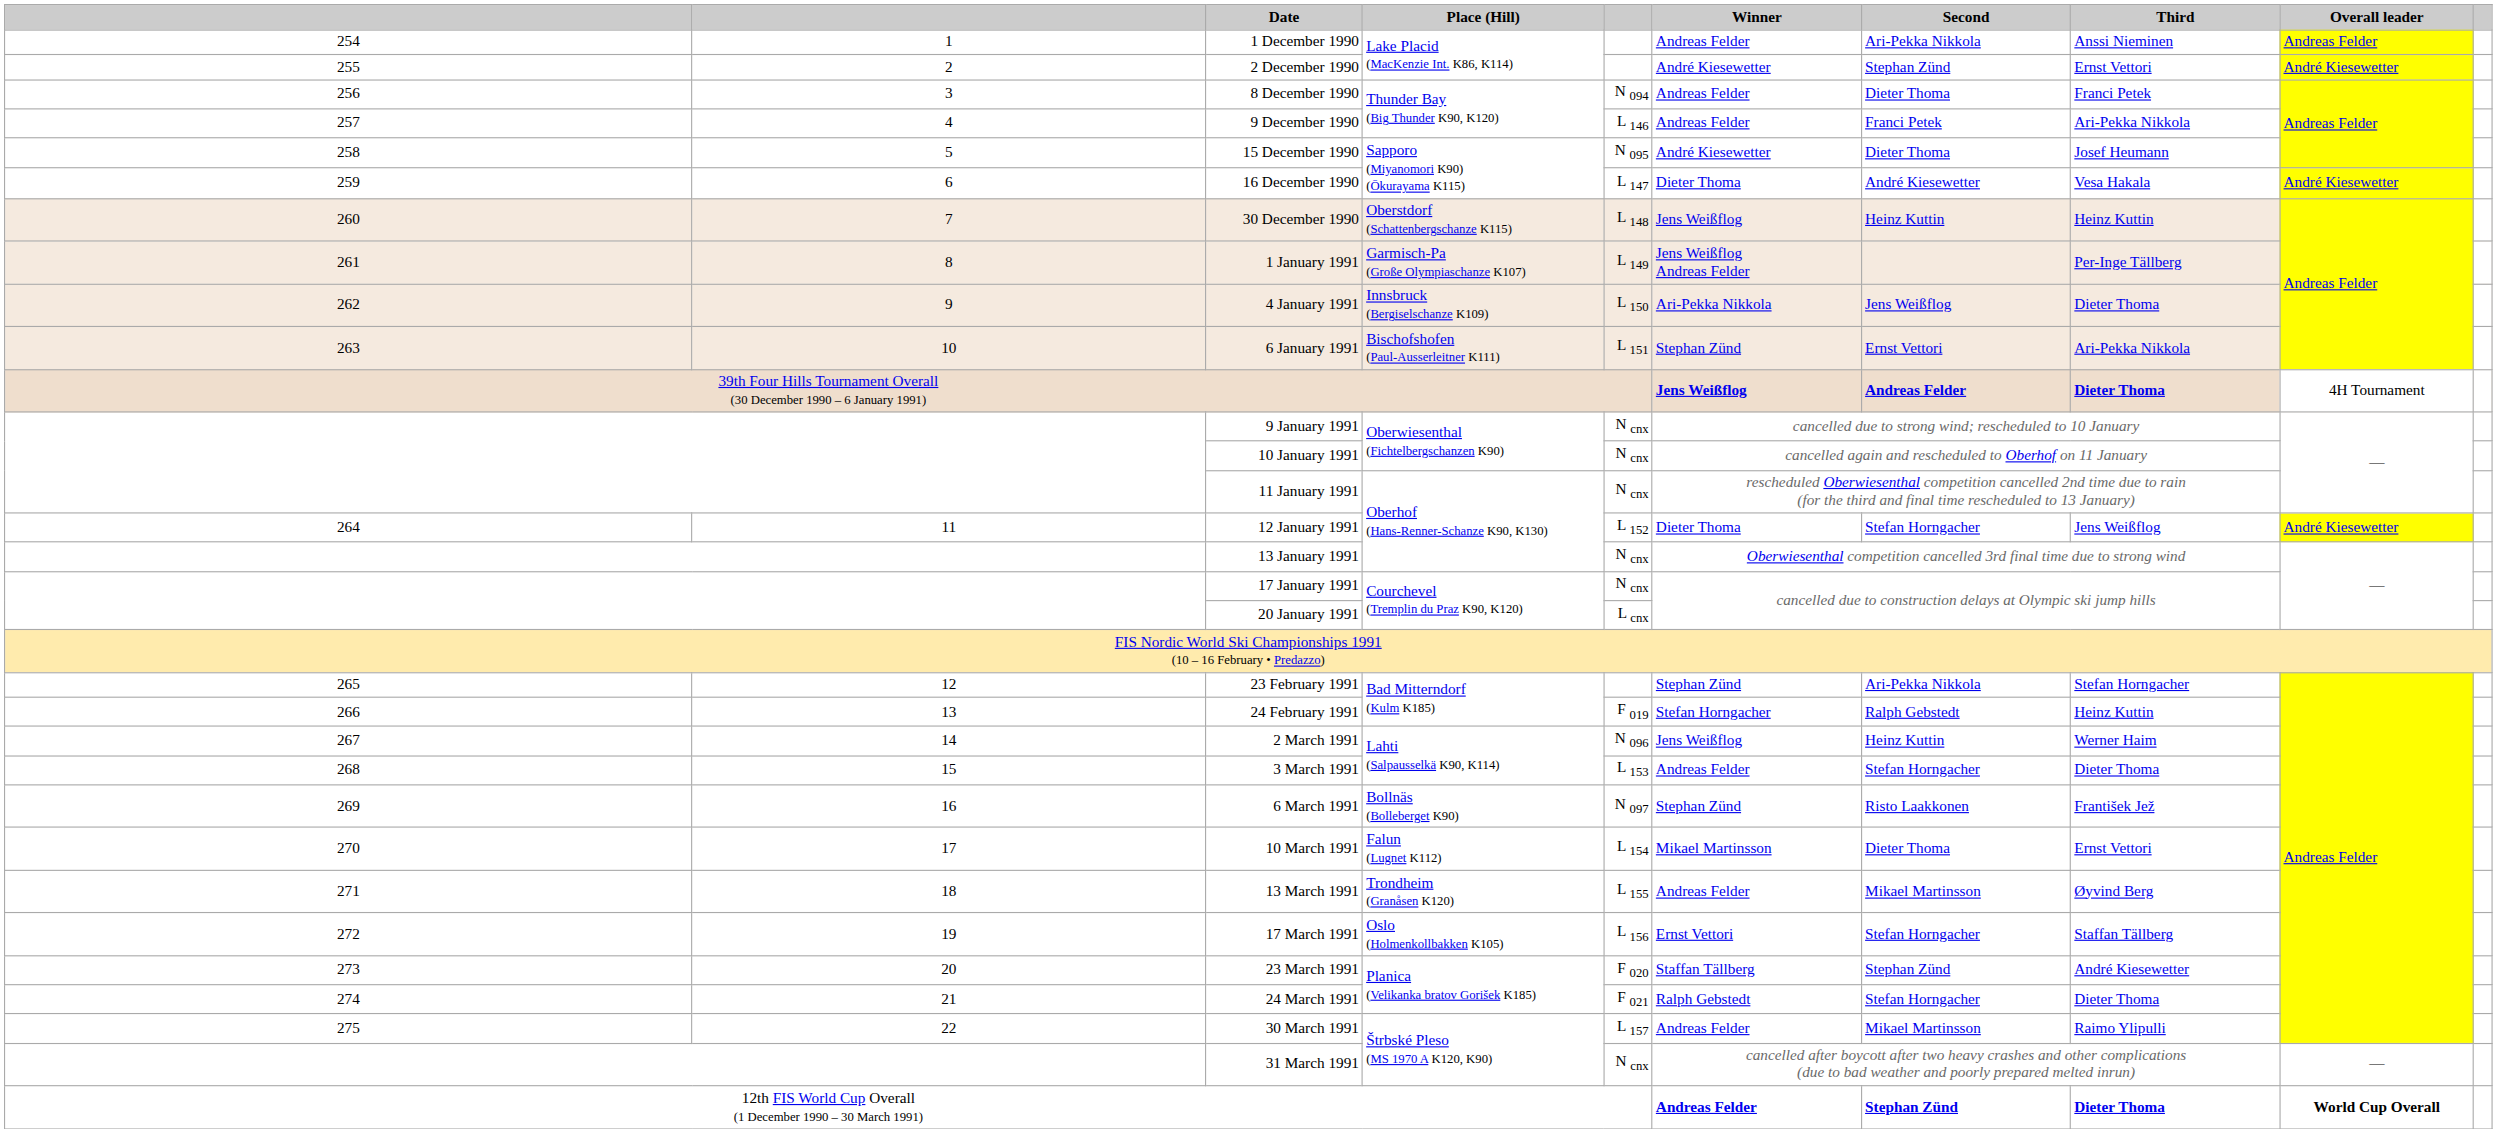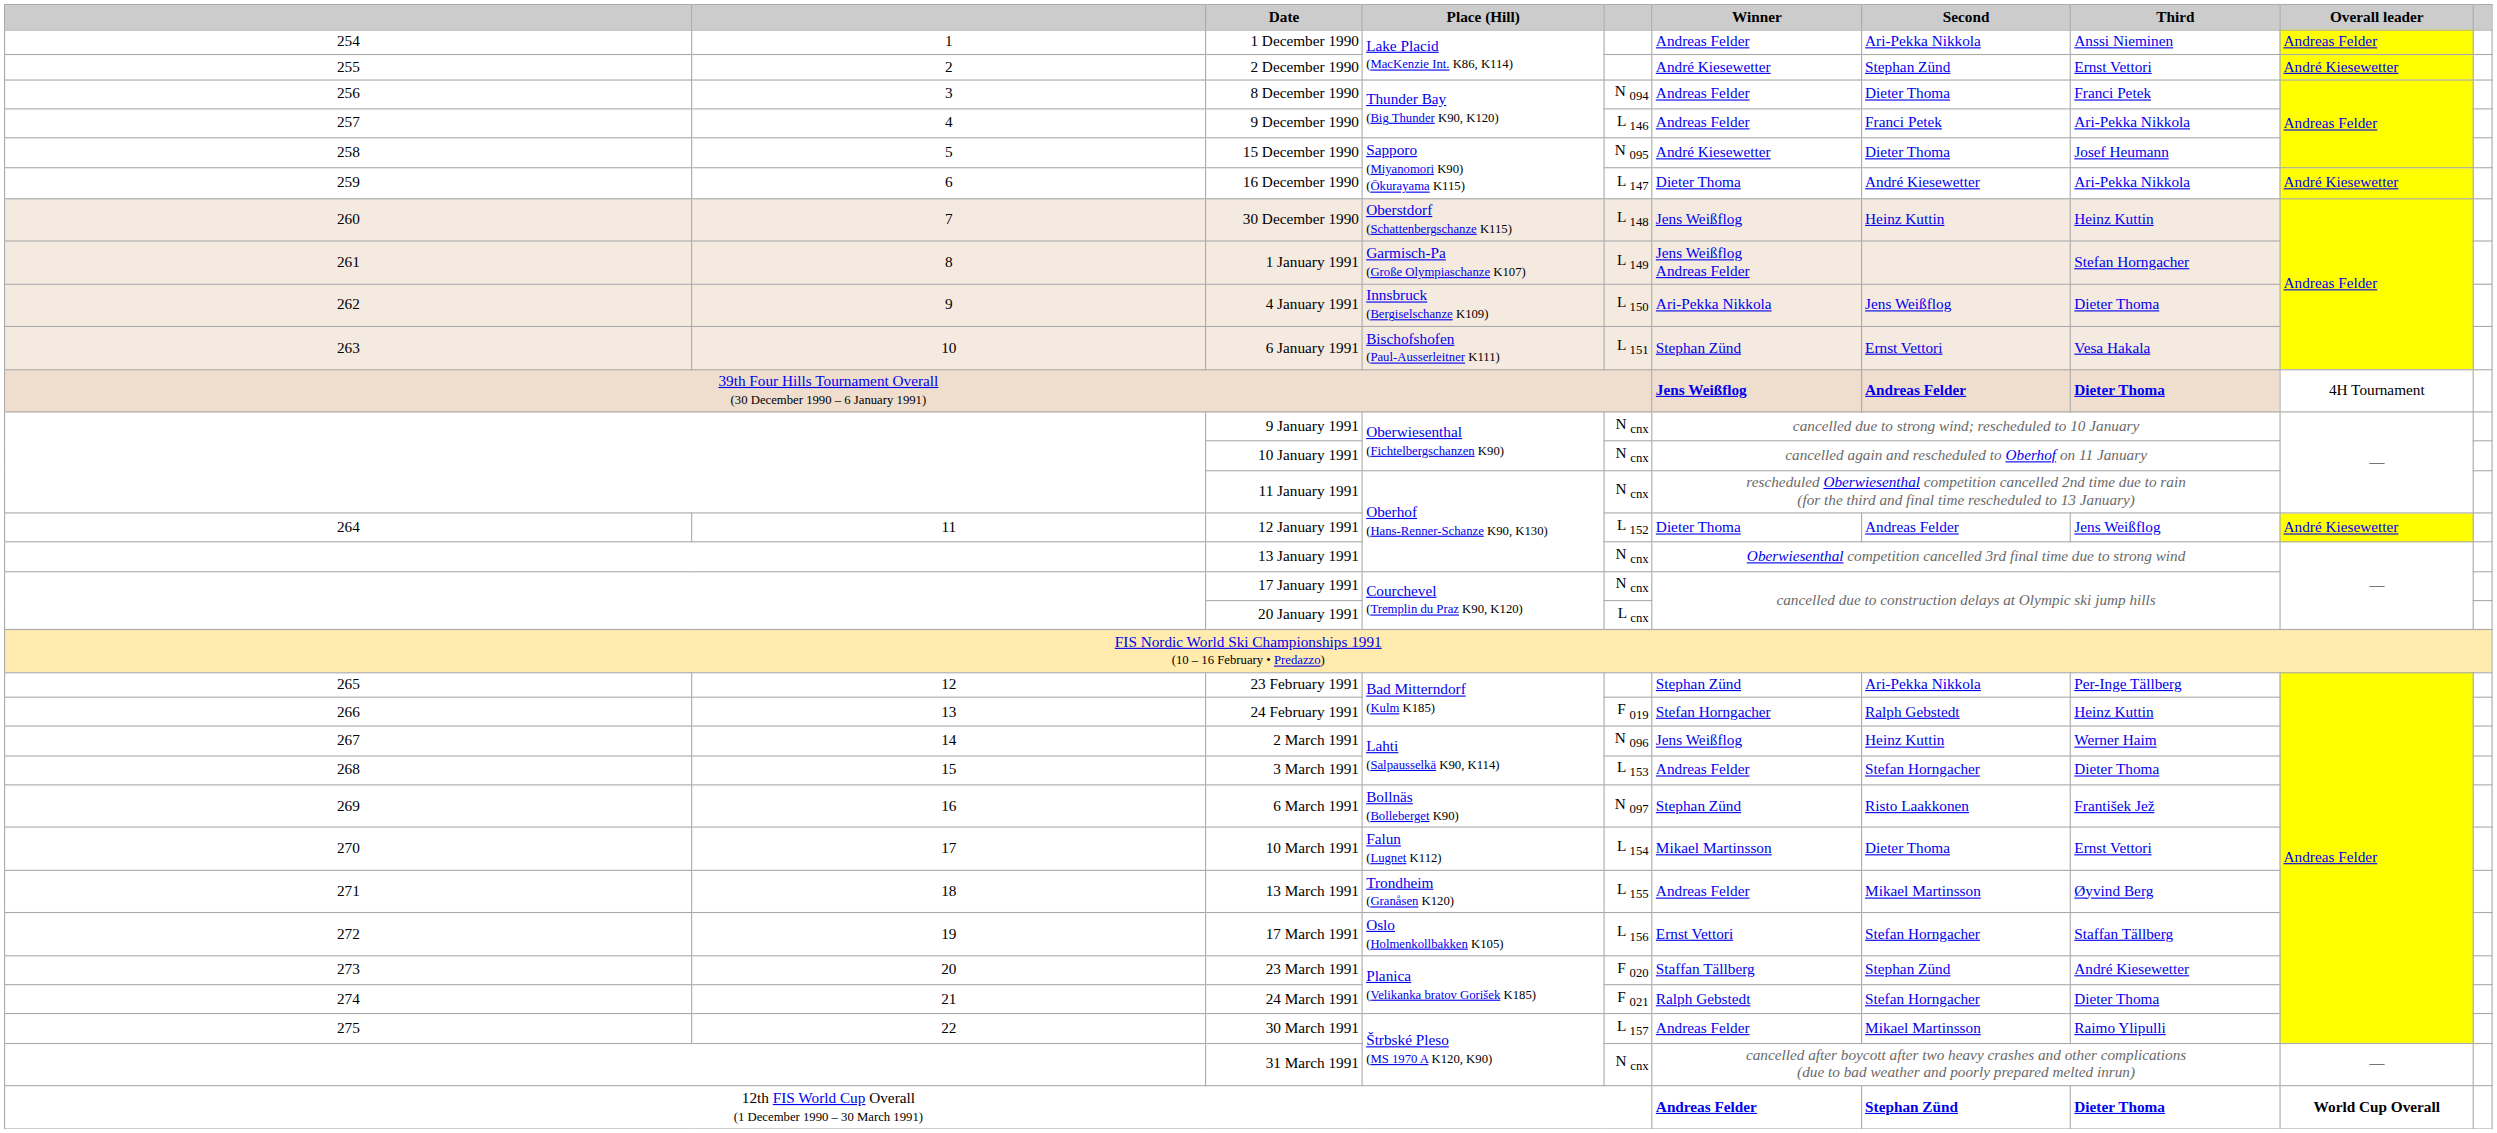(2112, 182) Vesa Hakala -> (2132, 182) Ari-Pekka Nikkola
(2128, 262) Per-Inge Tällberg -> (2132, 262) Stefan Horngacher
(2132, 347) Ari-Pekka Nikkola -> (2112, 347) Vesa Hakala
(1923, 527) Stefan Horngacher -> (1912, 527) Andreas Felder
(2132, 684) Stefan Horngacher -> (2128, 684) Per-Inge Tällberg
